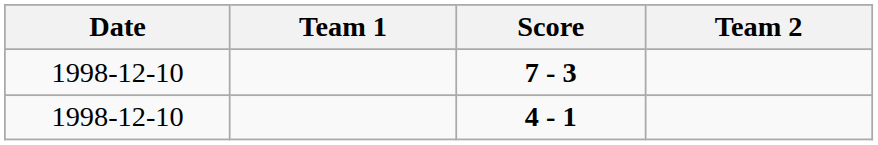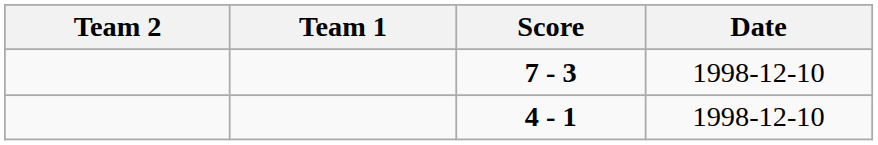columns swapped: (118, 26) <-> (759, 26)
